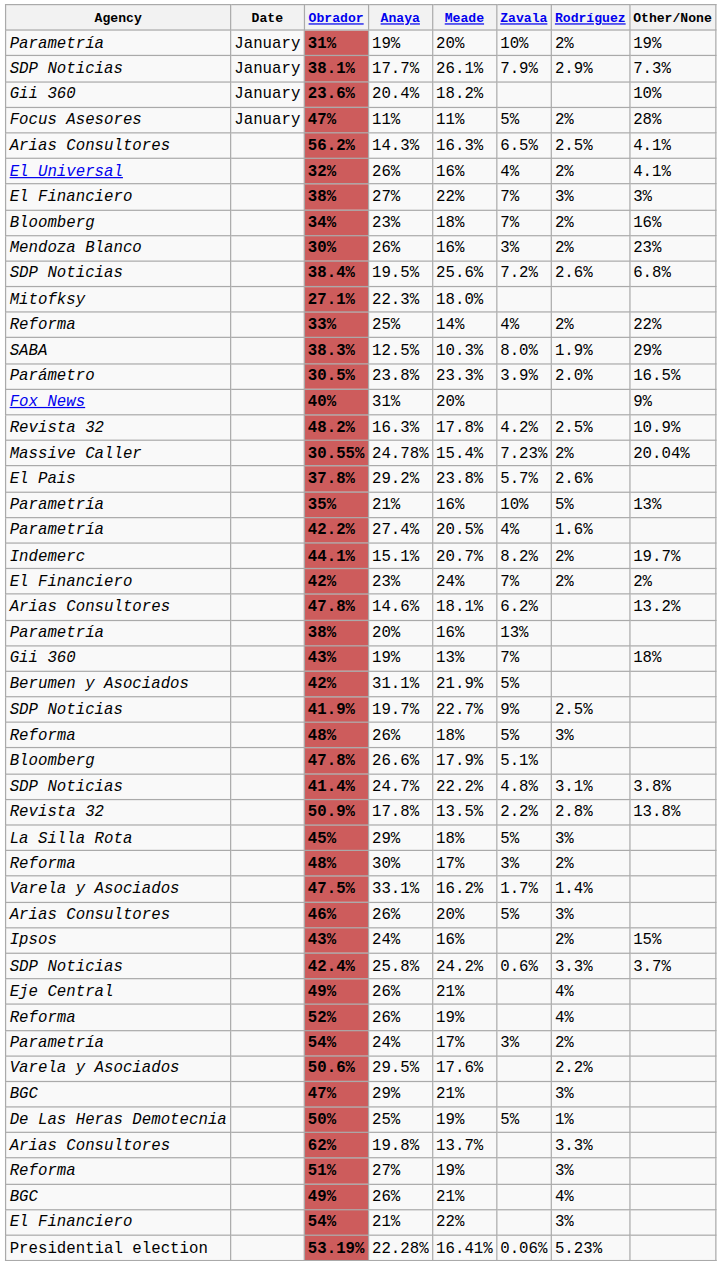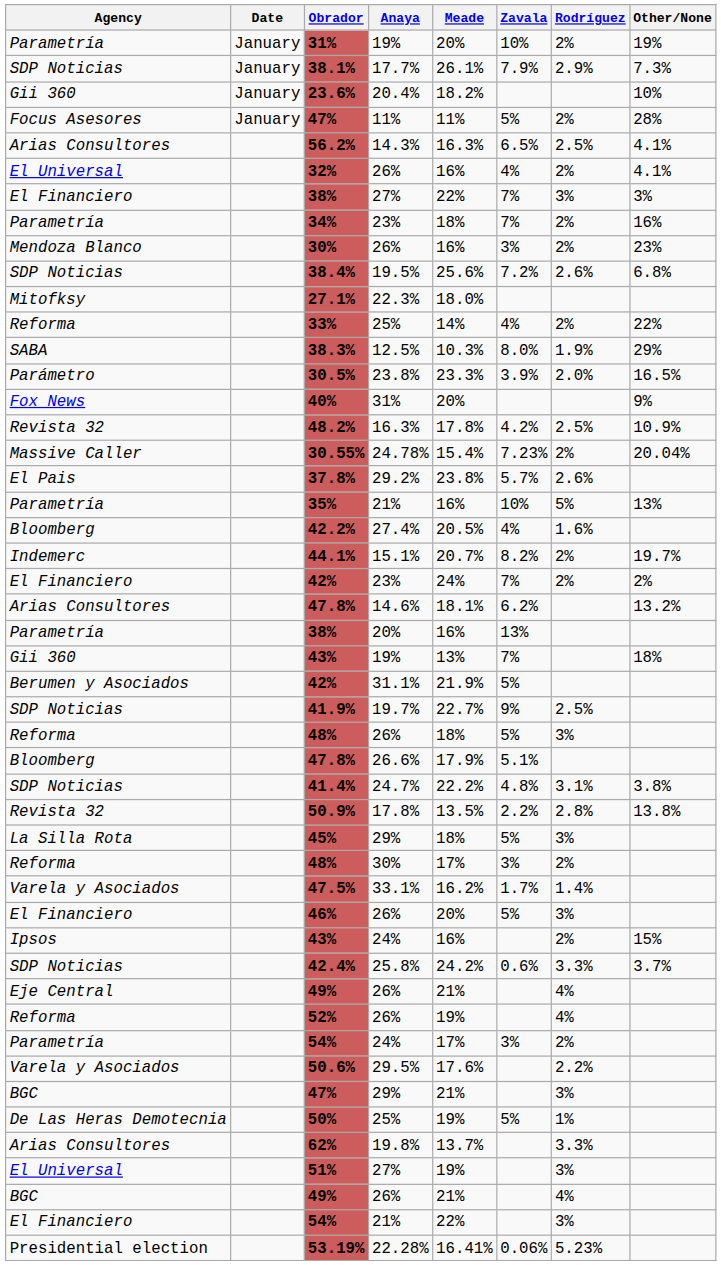(52, 223) Bloomberg -> (57, 223) Parametría
(57, 530) Parametría -> (52, 530) Bloomberg
(90, 915) Arias Consultores -> (71, 915) El Financiero
(43, 1171) Reforma -> (66, 1171) El Universal
